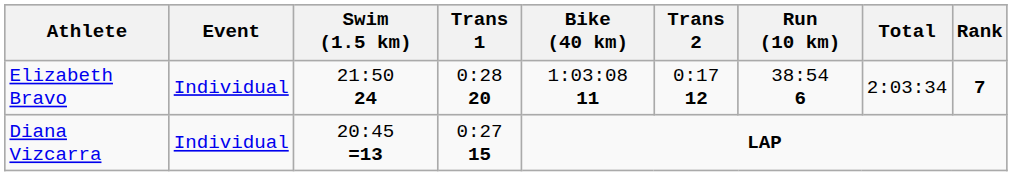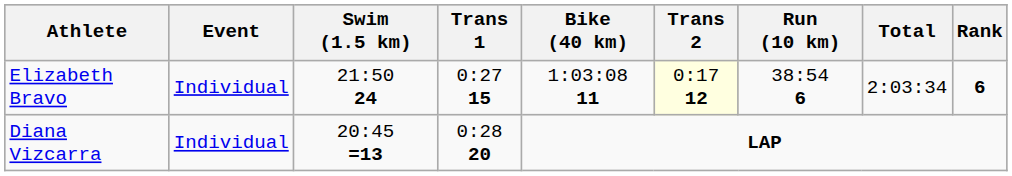(480, 87) 0:28 20 -> (480, 87) 0:27 15
(696, 87) no background -> (696, 87) lightyellow background
(980, 87) 7 -> (980, 87) 6
(480, 142) 0:27 15 -> (480, 142) 0:28 20
